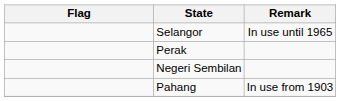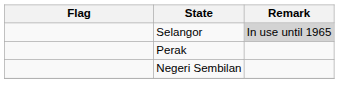(290, 32) no background -> (289, 32) lightgrey background
- row: (176, 87)
